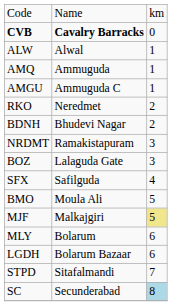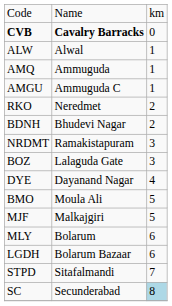+ row: (19, 180)
- row: (18, 180)
(152, 217) khaki background -> (152, 217) no background
